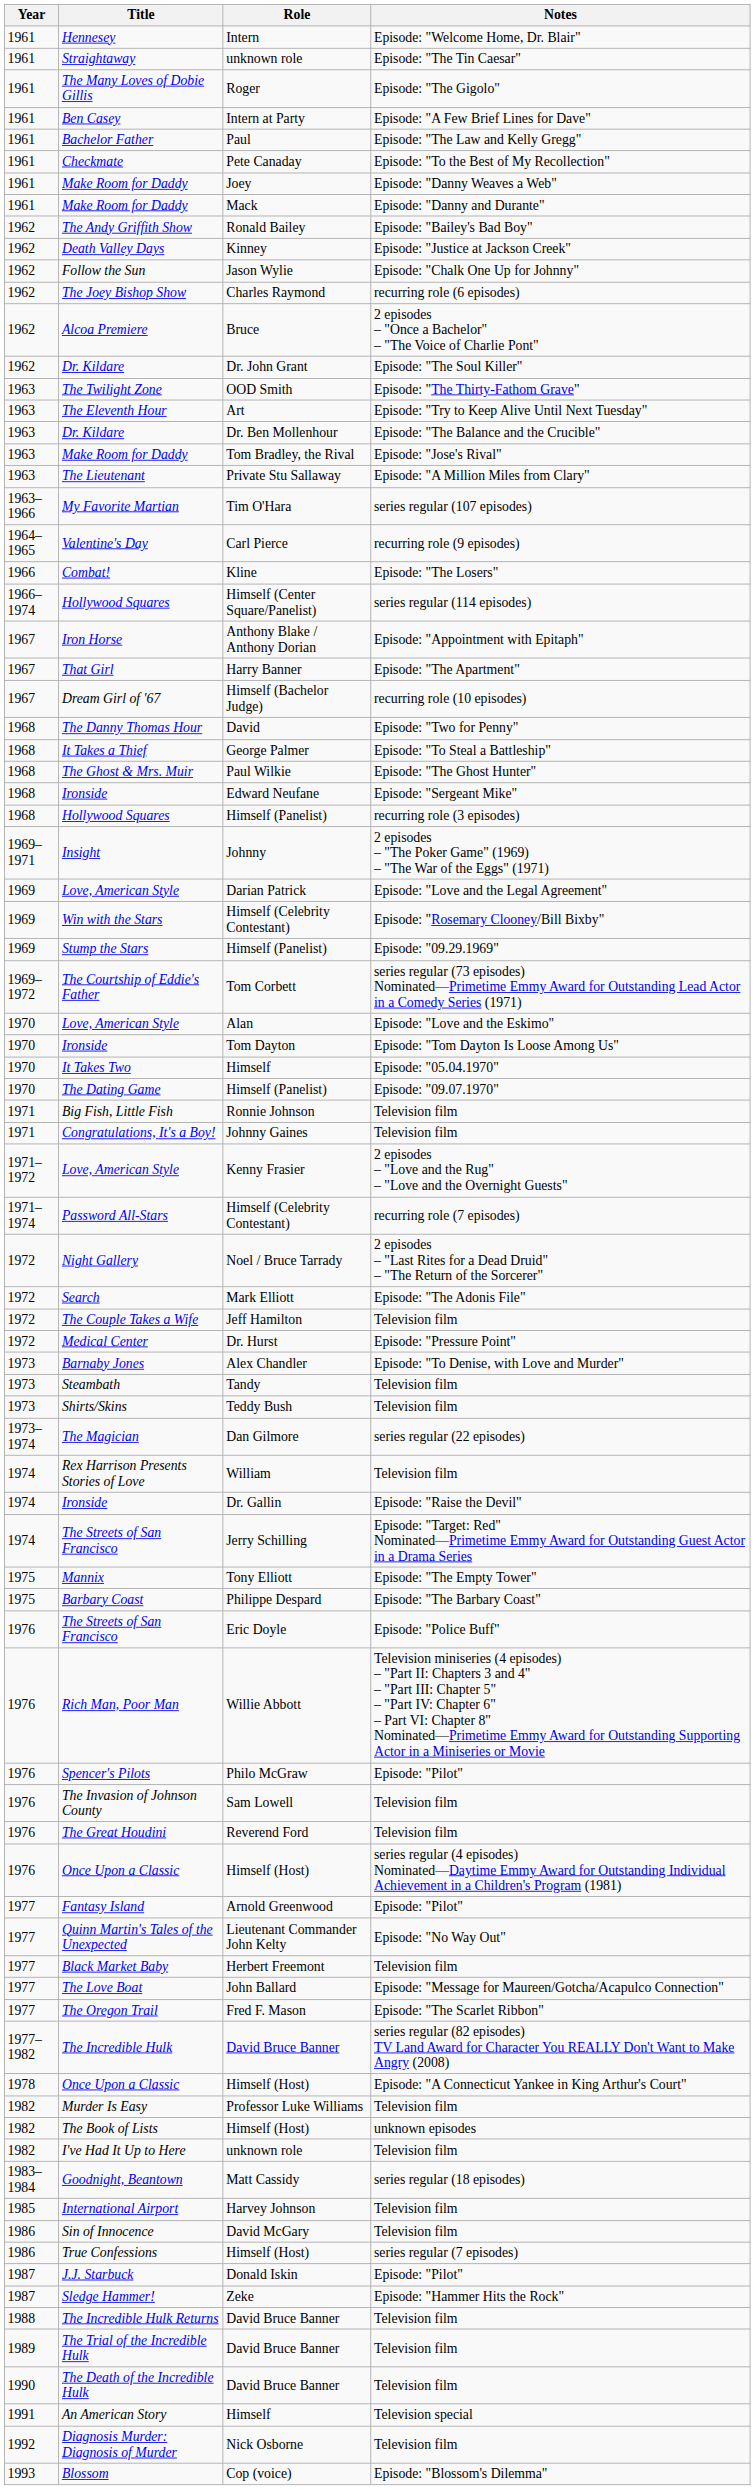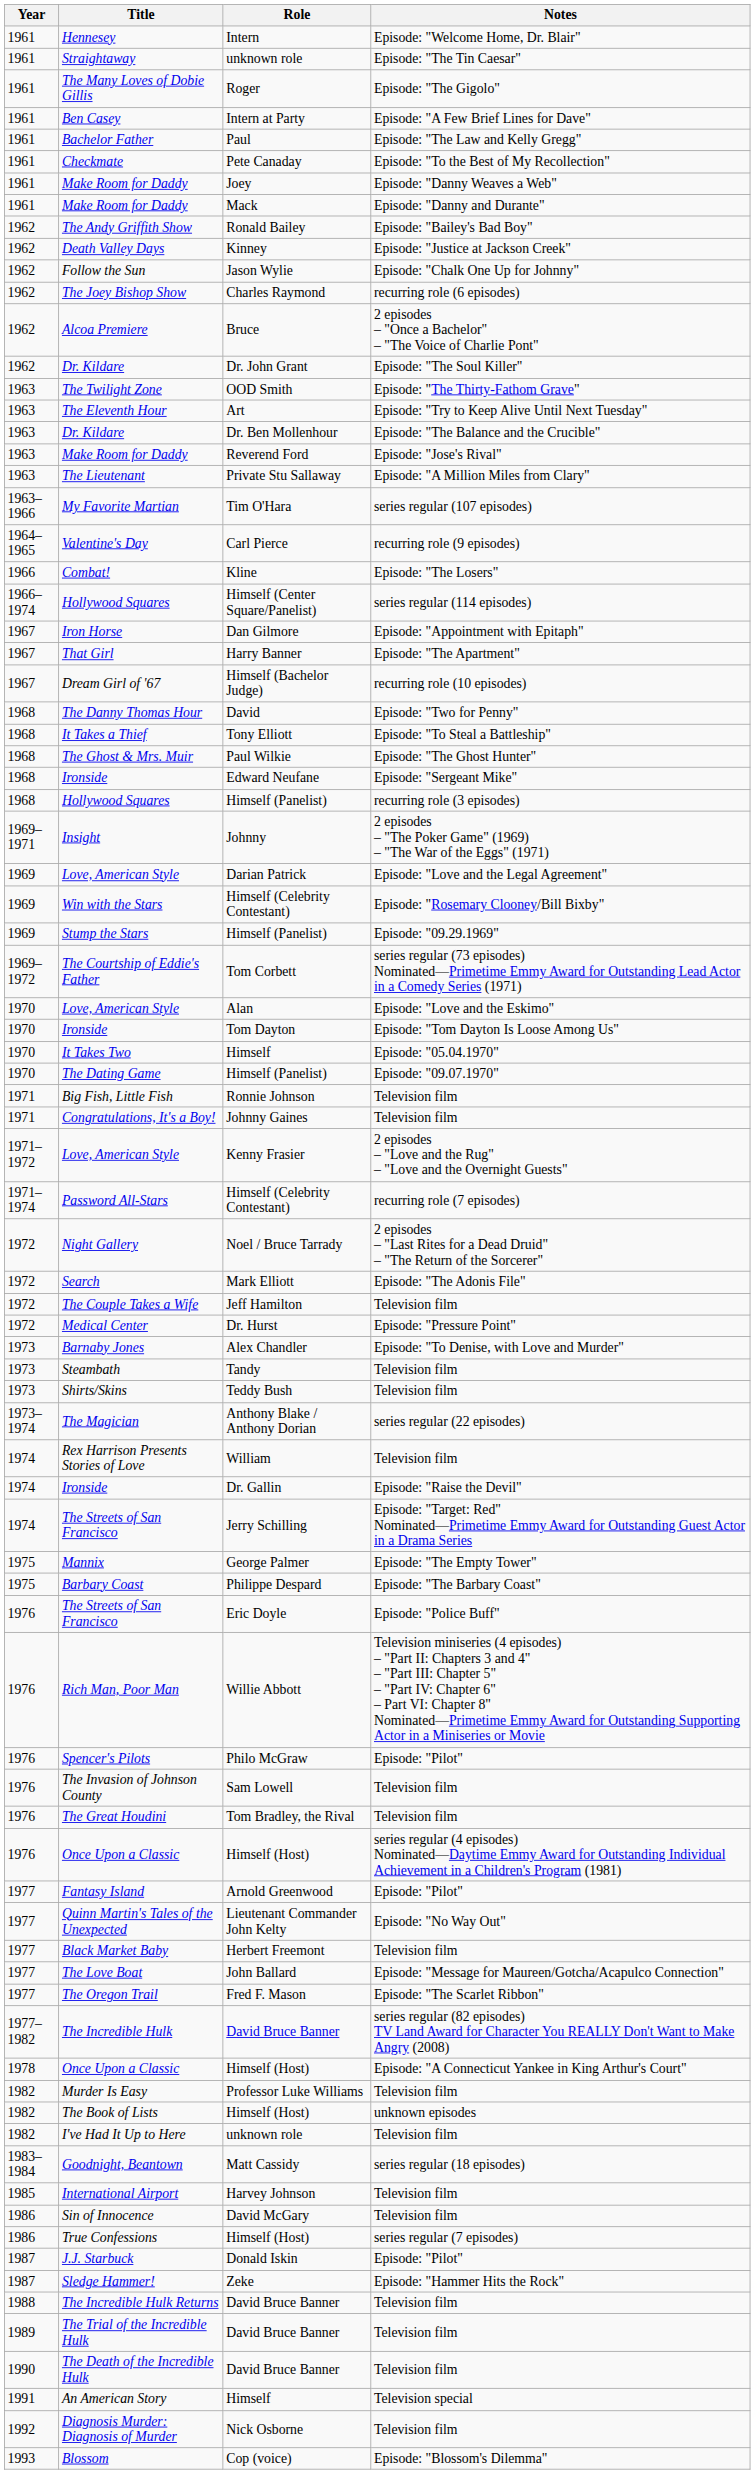(290, 454) Tom Bradley, the Rival -> (267, 454) Reverend Ford
(272, 639) Anthony Blake / Anthony Dorian -> (262, 632) Dan Gilmore
(268, 750) George Palmer -> (259, 734) Tony Elliott
(262, 1436) Dan Gilmore -> (272, 1421) Anthony Blake / Anthony Dorian
(259, 1578) Tony Elliott -> (268, 1562) George Palmer
(267, 1832) Reverend Ford -> (290, 1817) Tom Bradley, the Rival
